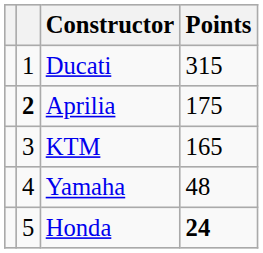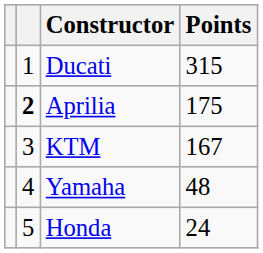(204, 146) 165 -> (204, 146) 167
(198, 227) bold -> (198, 227) normal
